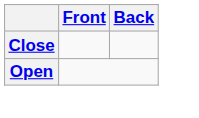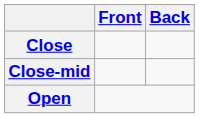+ row: (49, 71)
